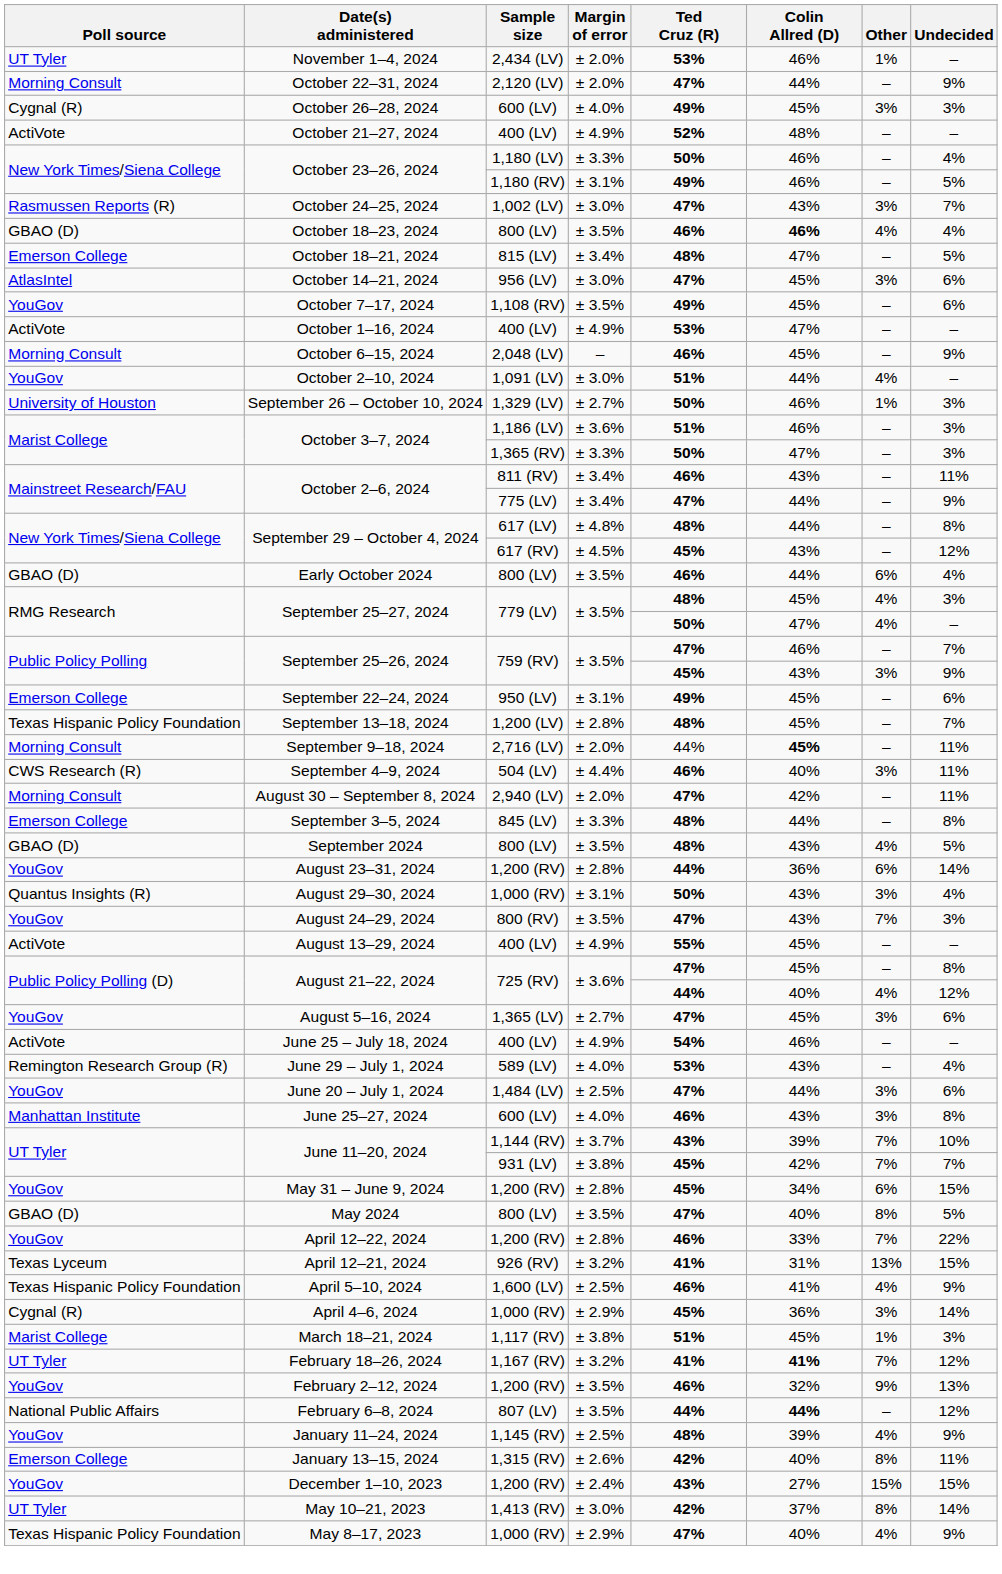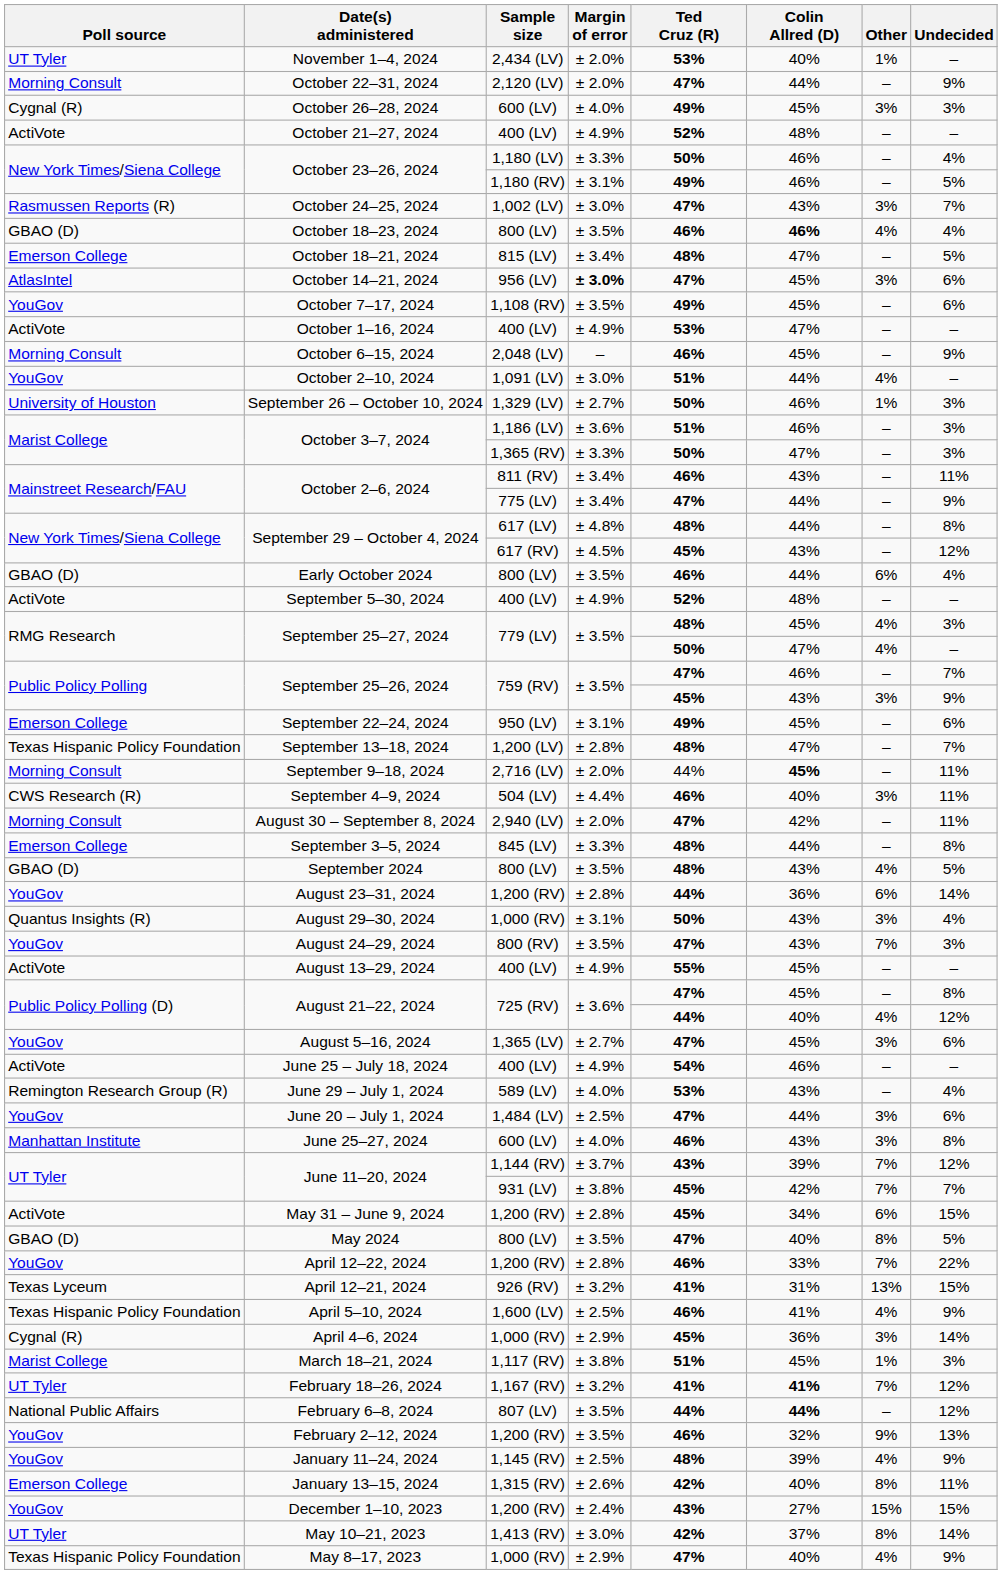(804, 59) 46% -> (804, 59) 40%
(600, 280) normal -> (600, 280) bold
+ row: (365, 600)
(804, 722) 45% -> (804, 747) 47%
(954, 1140) 10% -> (954, 1165) 12%
(36, 1189) YouGov -> (37, 1214) ActiVote
rows swapped: (365, 1386) <-> (365, 1410)
